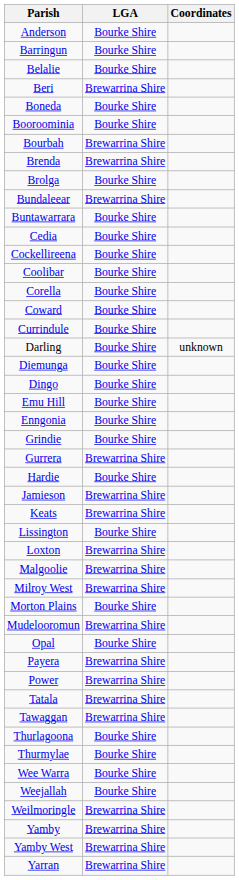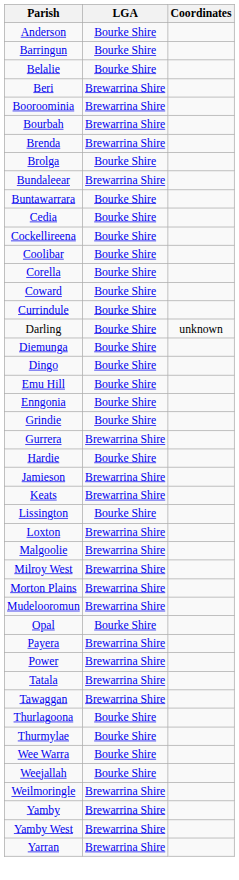- row: (43, 106)
(125, 124) Bourke Shire -> (125, 106) Brewarrina Shire
(125, 606) Bourke Shire -> (125, 587) Brewarrina Shire
